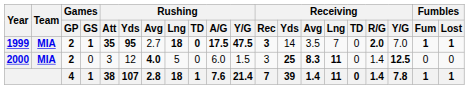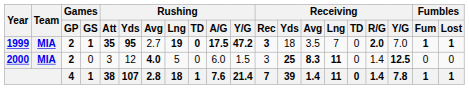(177, 44) 18 -> (177, 44) 19
(243, 44) 47.5 -> (243, 44) 47.2
(290, 44) 14 -> (290, 44) 18
